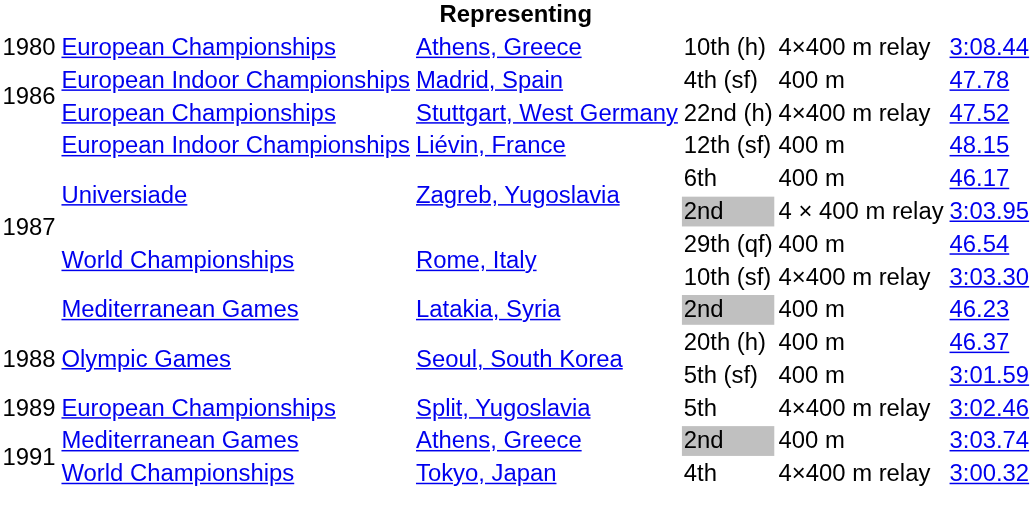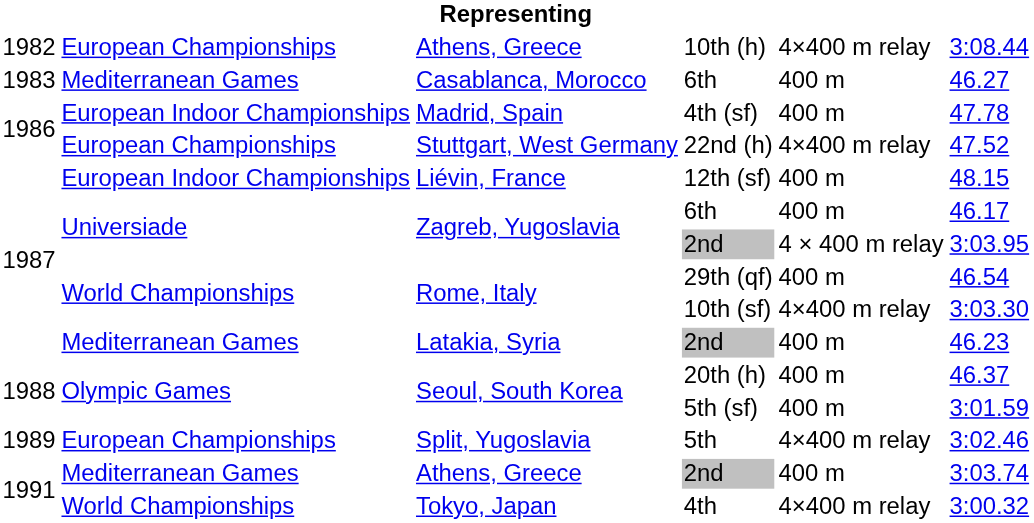(29, 47) 1980 -> (29, 47) 1982
+ row: (531, 80)
